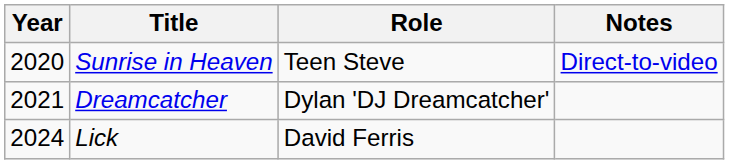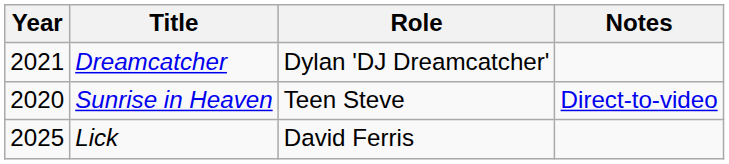rows swapped: (174, 61) <-> (151, 100)
(37, 138) 2024 -> (37, 138) 2025
